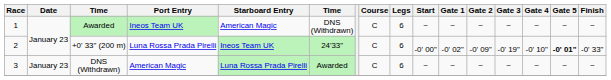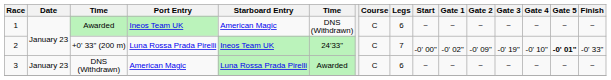(401, 45) 6 -> (401, 45) 7
